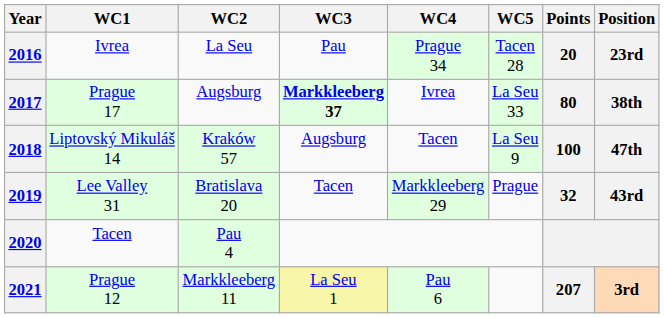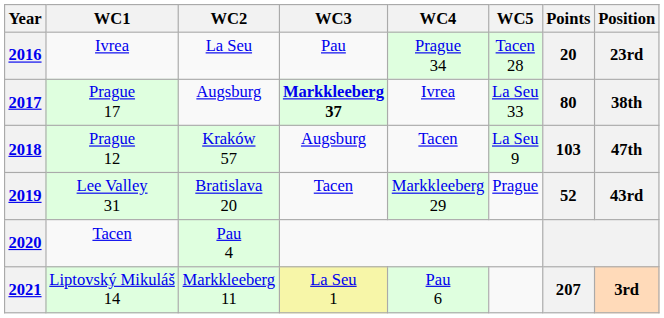(112, 149) Liptovský Mikuláš 14 -> (112, 149) Prague 12
(568, 149) 100 -> (568, 149) 103
(568, 196) 32 -> (568, 196) 52
(112, 289) Prague 12 -> (112, 289) Liptovský Mikuláš 14
